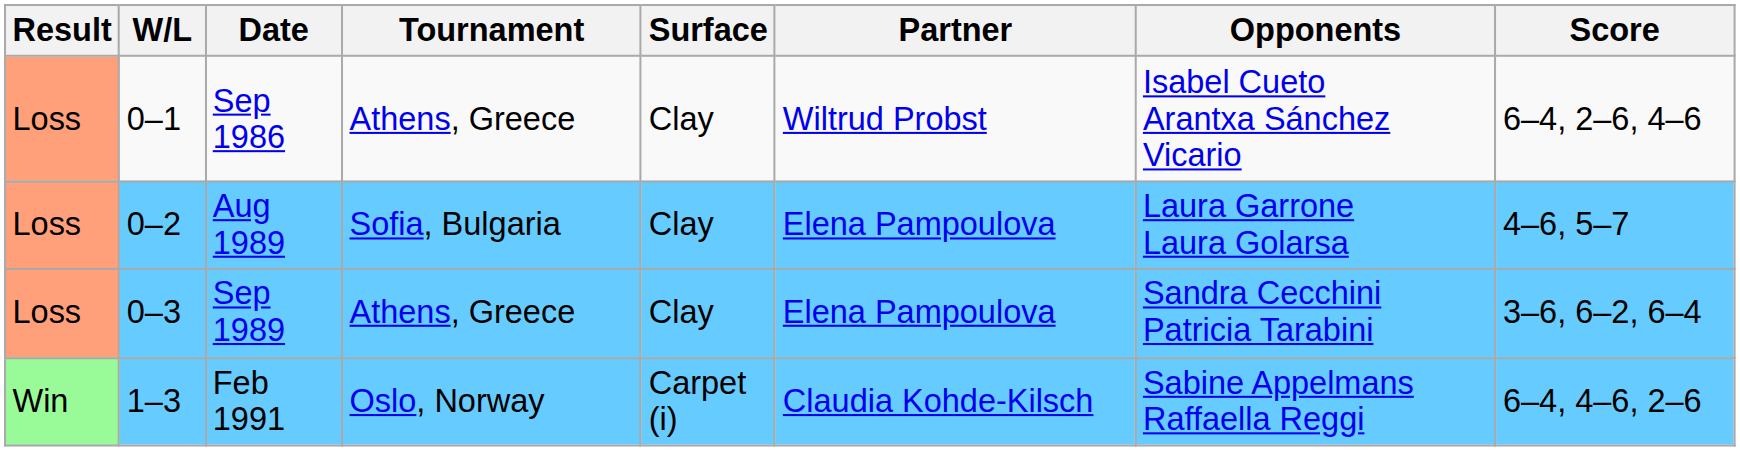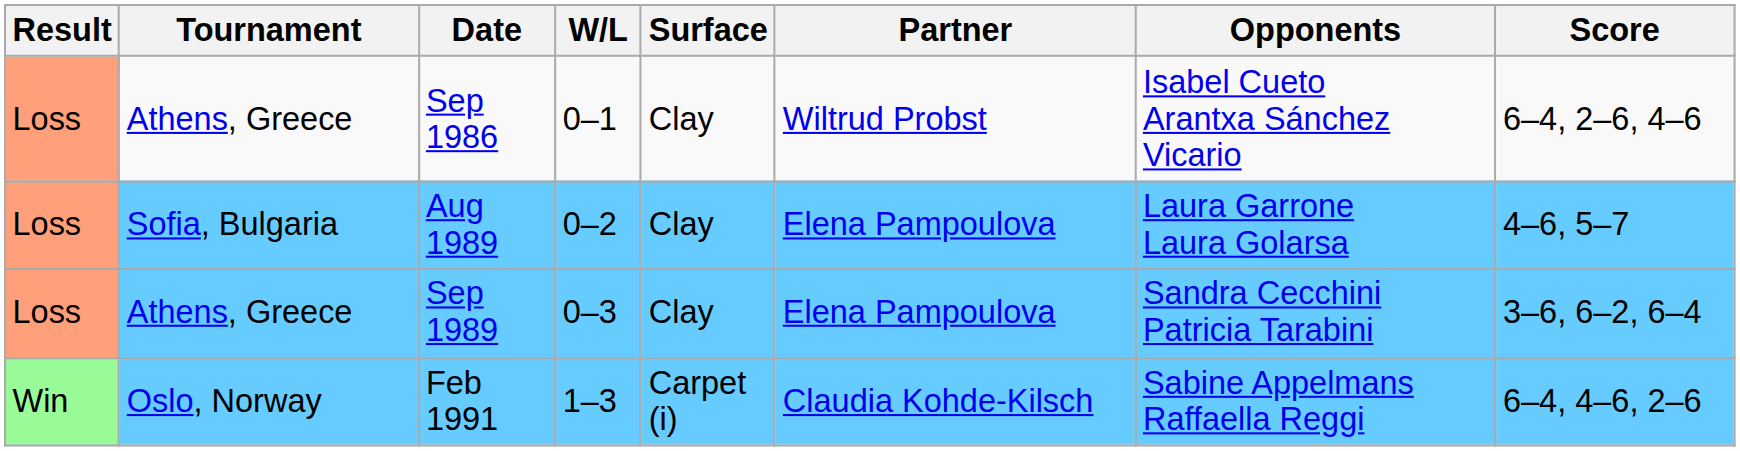columns swapped: (162, 30) <-> (492, 30)
